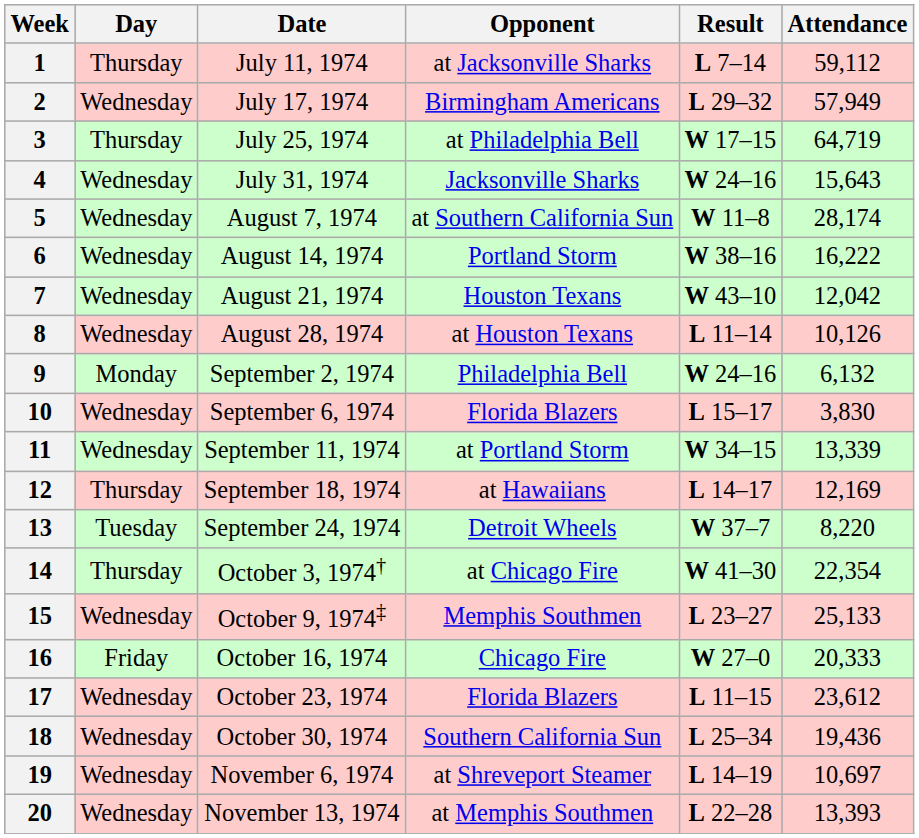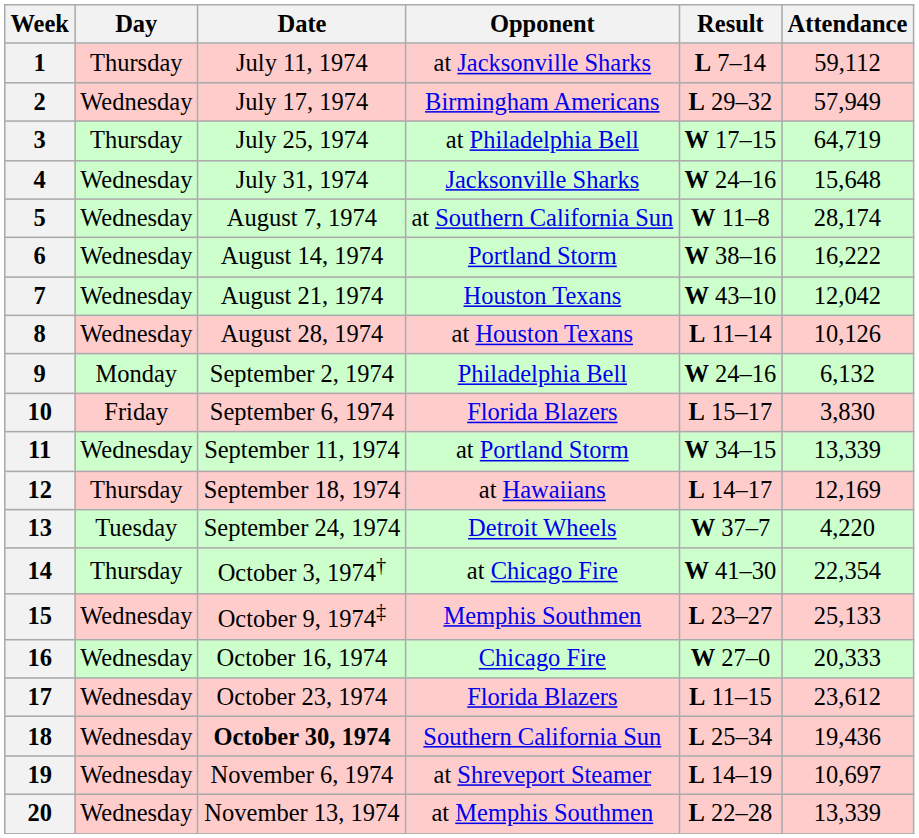(847, 179) 15,643 -> (847, 179) 15,648
(136, 412) Wednesday -> (136, 412) Friday
(847, 528) 8,220 -> (847, 528) 4,220
(136, 658) Friday -> (136, 658) Wednesday
(302, 735) normal -> (302, 735) bold
(847, 813) 13,393 -> (847, 813) 13,339
